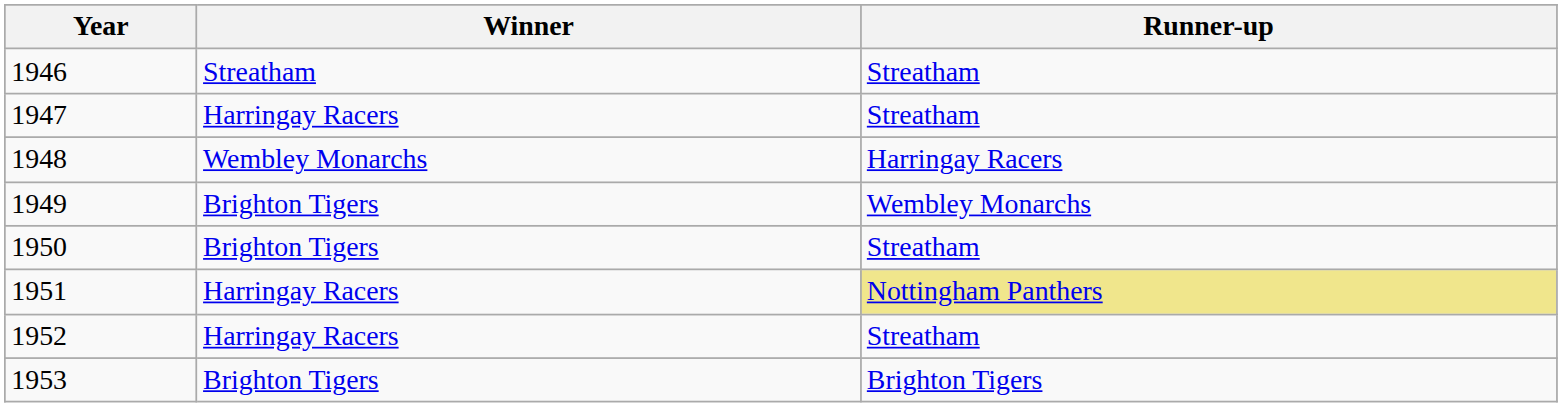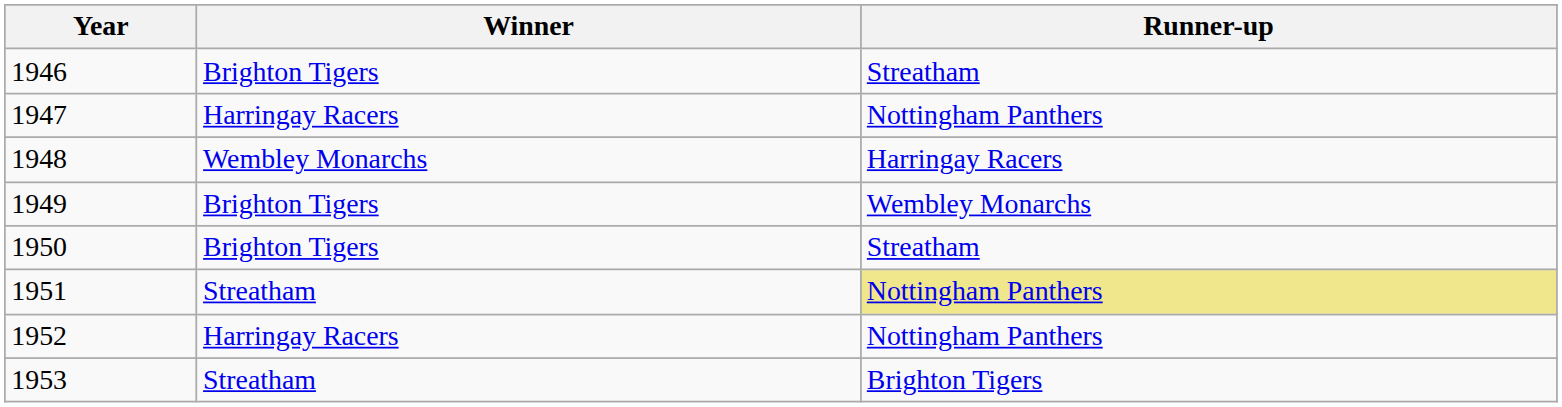(260, 70) Streatham -> (291, 70) Brighton Tigers
(923, 114) Streatham -> (985, 114) Nottingham Panthers
(301, 291) Harringay Racers -> (260, 291) Streatham
(923, 335) Streatham -> (985, 335) Nottingham Panthers
(291, 379) Brighton Tigers -> (260, 379) Streatham
